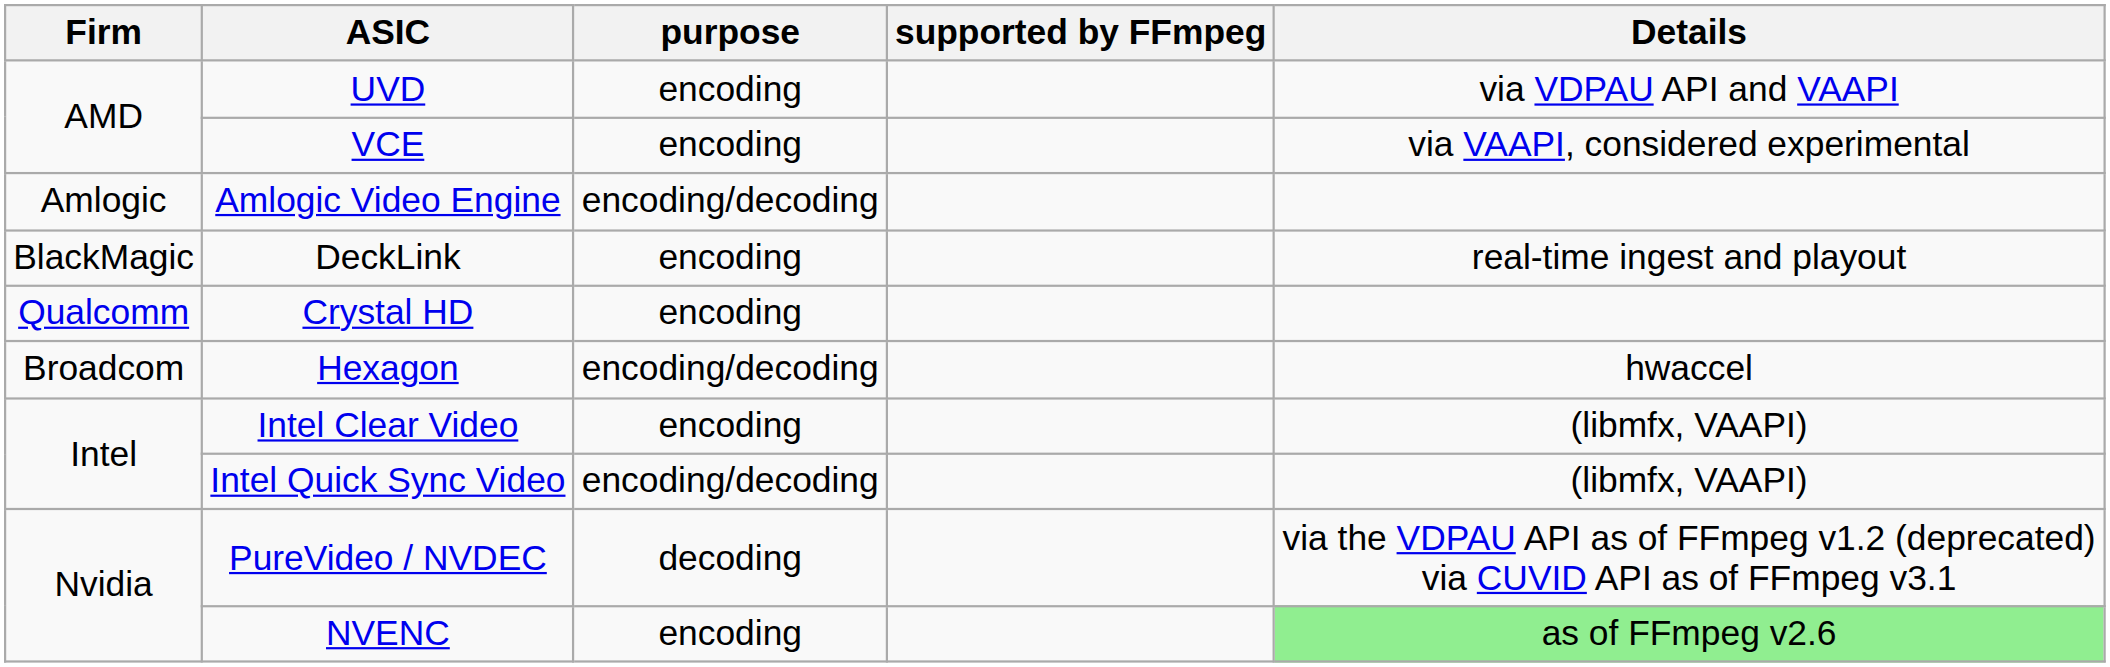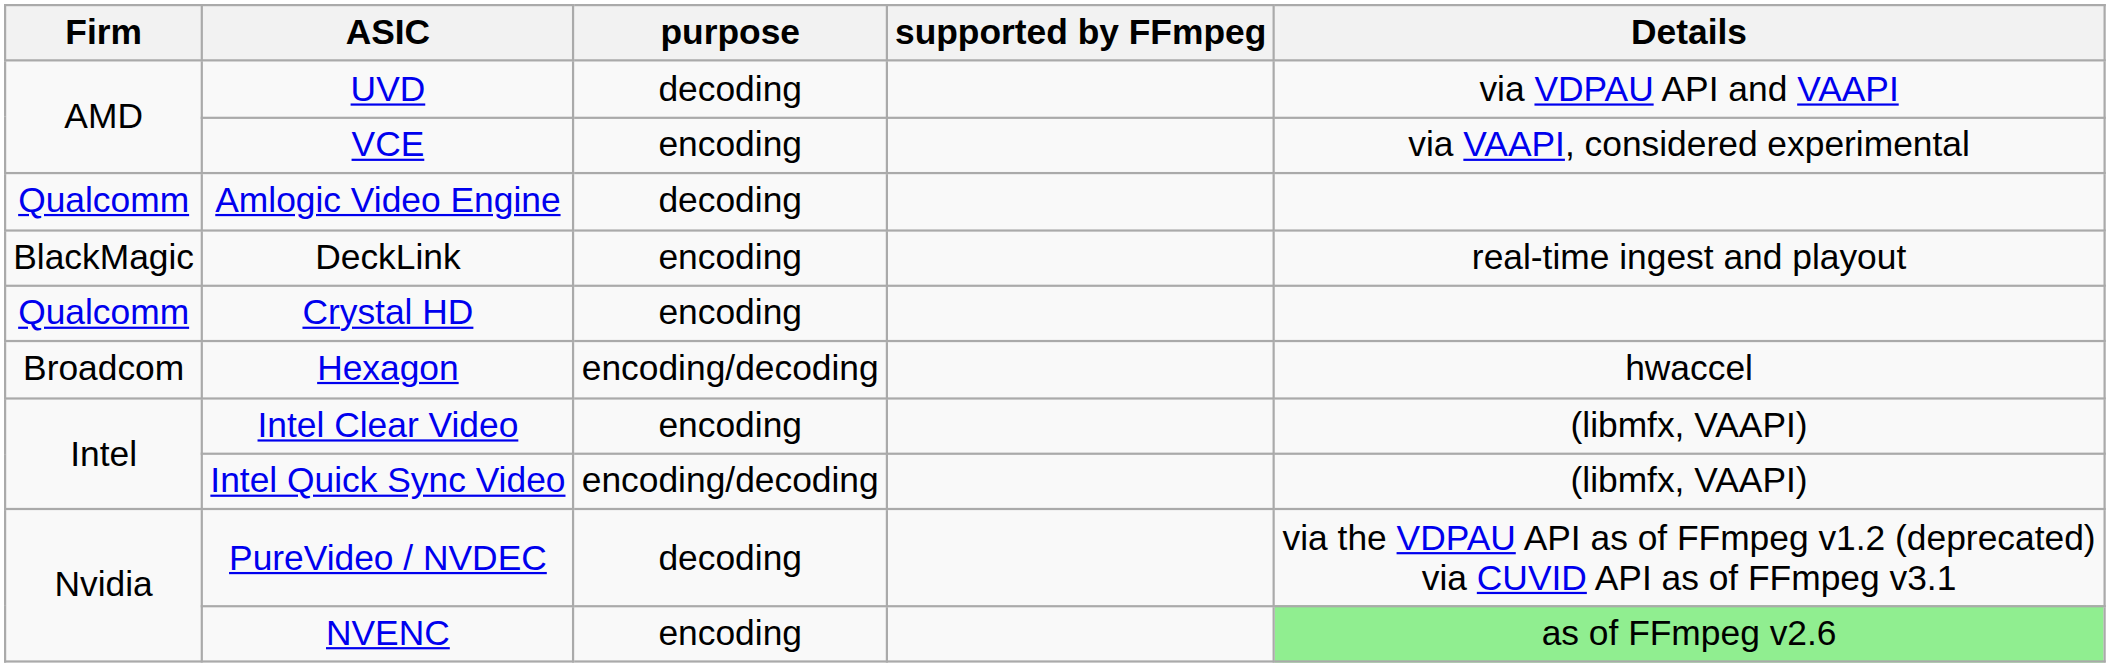(730, 88) encoding -> (730, 88) decoding
(104, 200) Amlogic -> (104, 200) Qualcomm
(730, 200) encoding/decoding -> (730, 200) decoding
